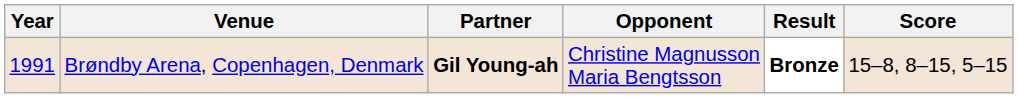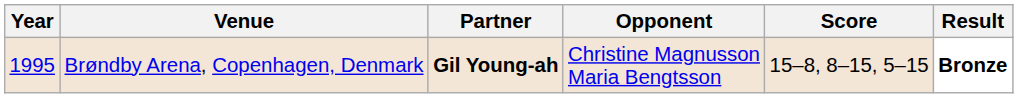columns swapped: (928, 21) <-> (804, 21)
(32, 65) 1991 -> (32, 65) 1995
